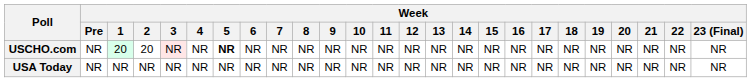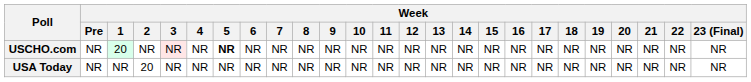(147, 49) 20 -> (147, 49) NR
(147, 67) NR -> (147, 67) 20
